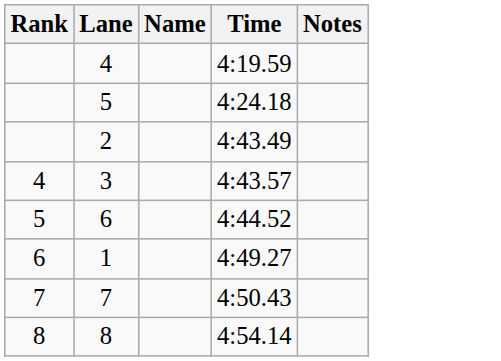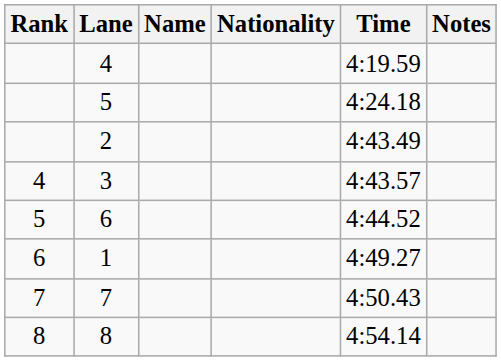+ column: (276, 24)
